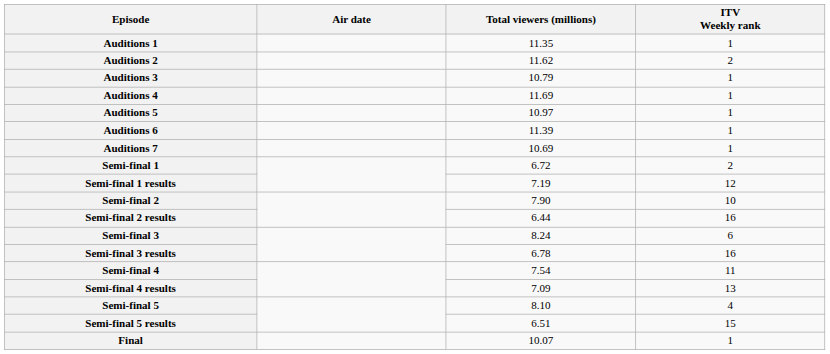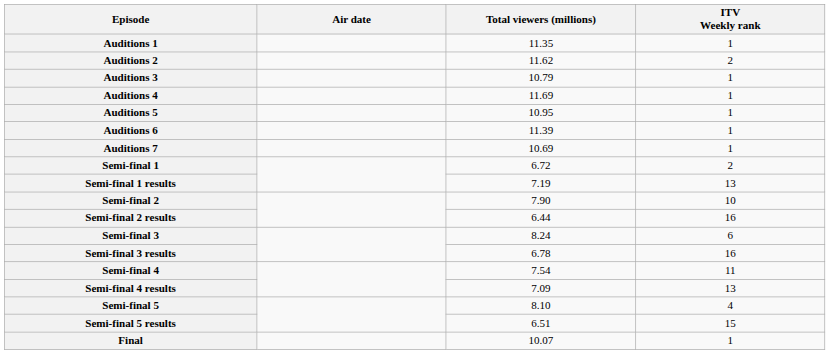(541, 113) 10.97 -> (541, 113) 10.95
(730, 183) 12 -> (730, 183) 13
